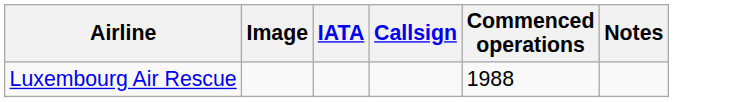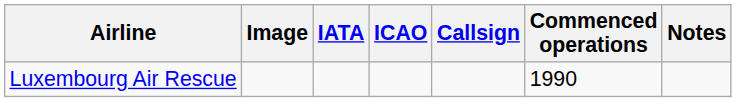+ column: (401, 33)
(490, 79) 1988 -> (553, 79) 1990
